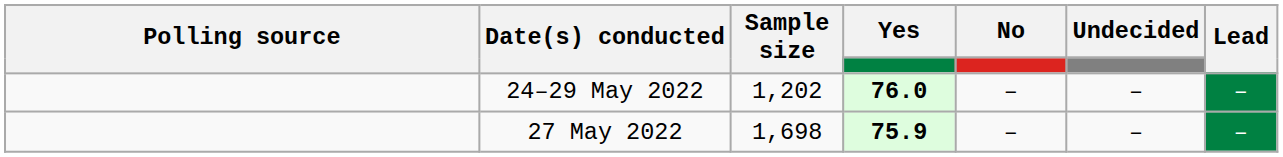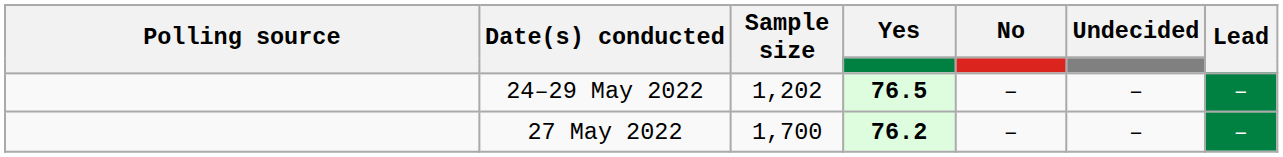(899, 92) 76.0 -> (899, 92) 76.5
(787, 132) 1,698 -> (787, 132) 1,700
(899, 132) 75.9 -> (899, 132) 76.2
